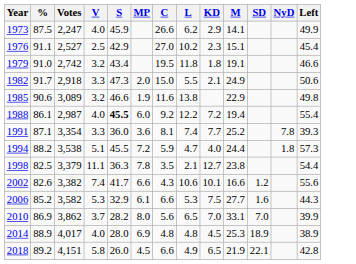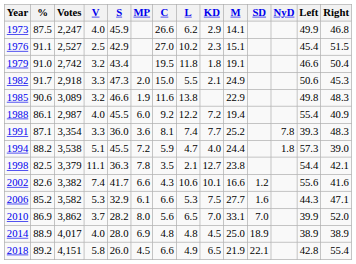+ column: (336, 13)
(119, 115) bold -> (119, 115) normal
(236, 234) 25.3 -> (236, 234) 25.0
